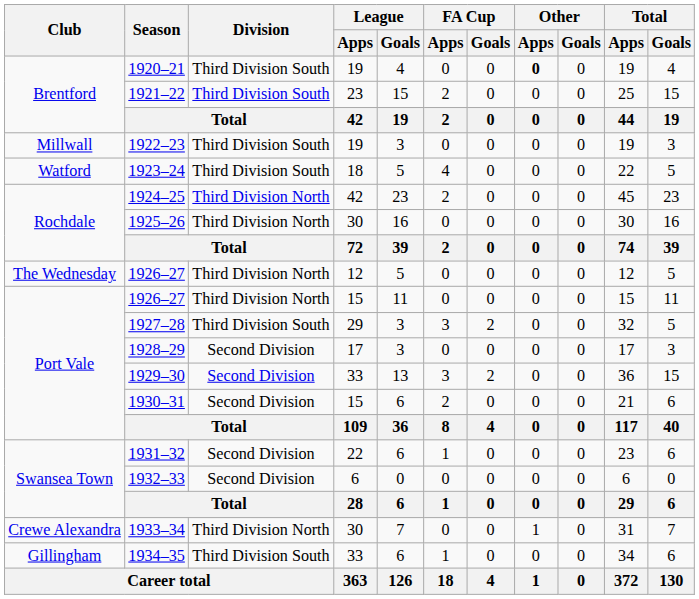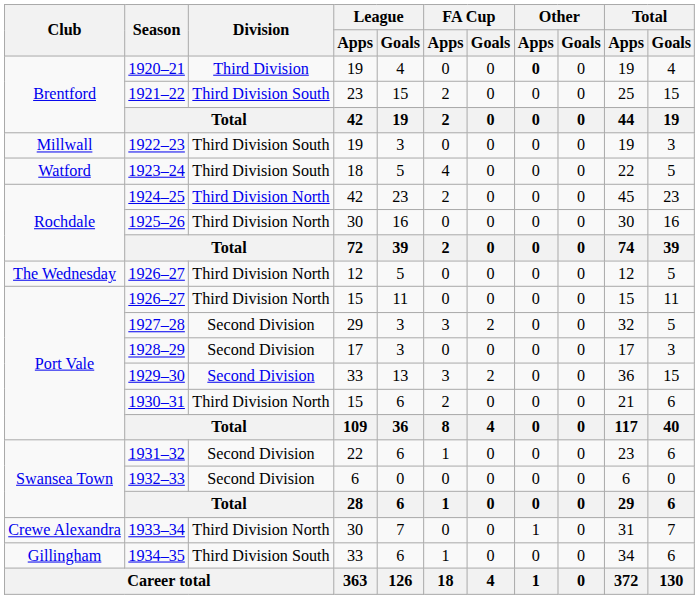(261, 68) Third Division South -> (261, 68) Third Division
(261, 324) Third Division South -> (261, 324) Second Division
(261, 401) Second Division -> (261, 401) Third Division North
